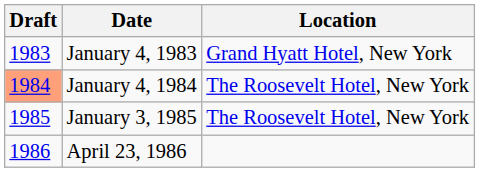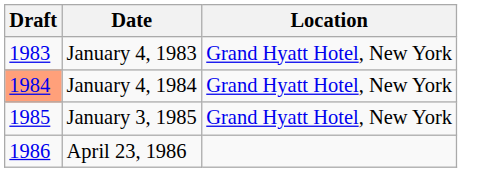(338, 85) The Roosevelt Hotel, New York -> (329, 85) Grand Hyatt Hotel, New York
(338, 118) The Roosevelt Hotel, New York -> (329, 118) Grand Hyatt Hotel, New York
